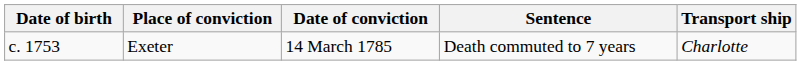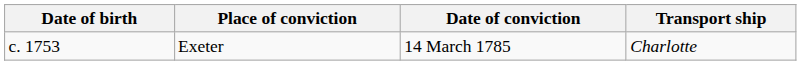- column: (558, 18)
